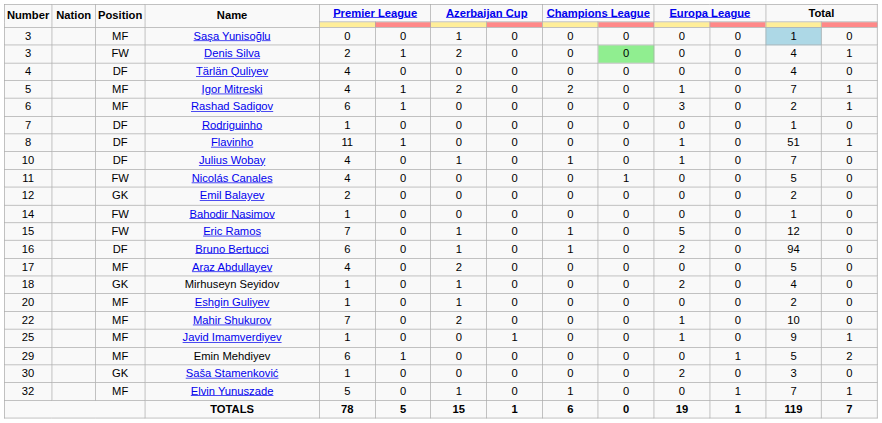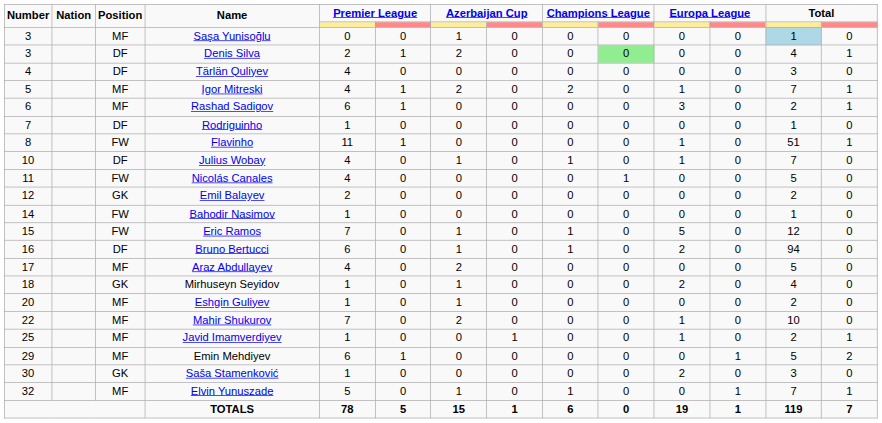(120, 54) FW -> (120, 54) DF
(794, 71) 4 -> (794, 71) 3
(120, 142) DF -> (120, 142) FW
(794, 338) 9 -> (794, 338) 2
